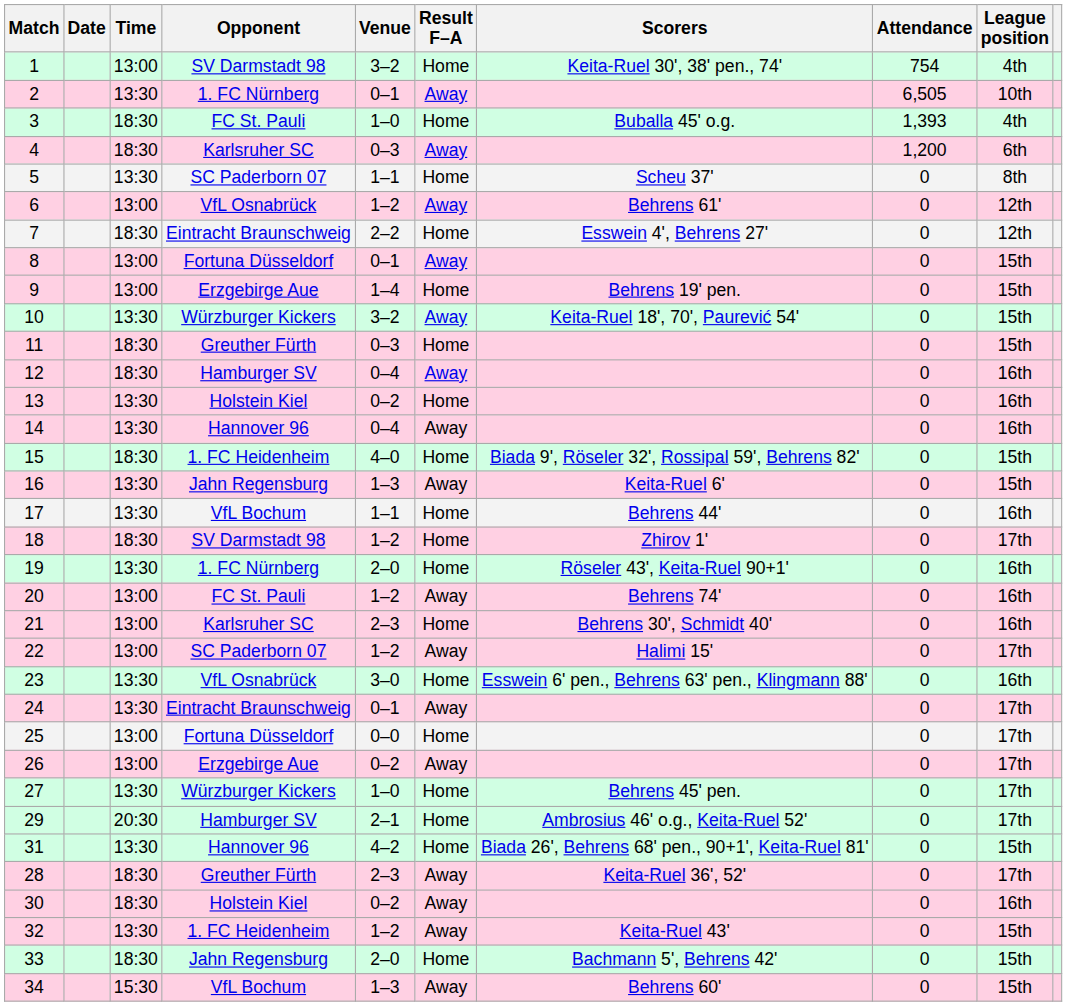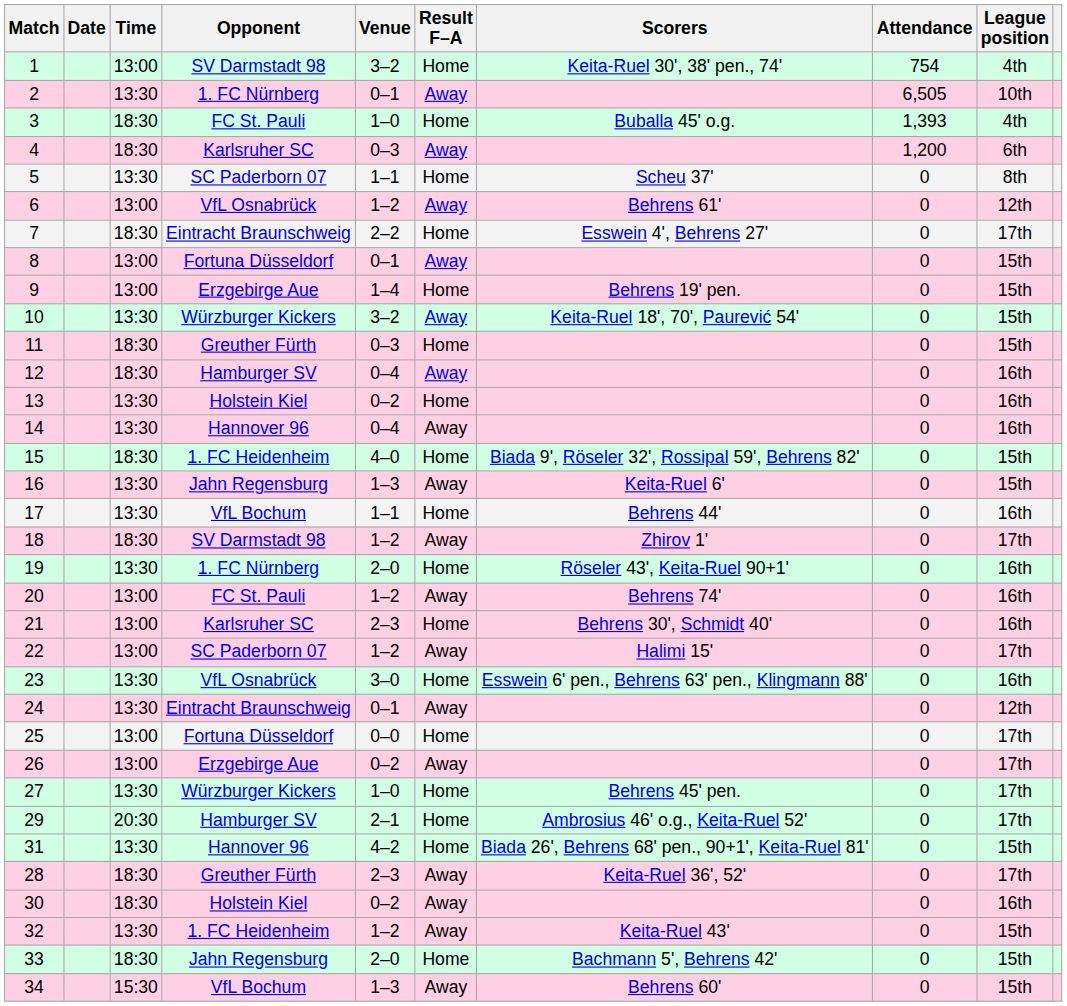(1015, 233) 12th -> (1015, 233) 17th
(446, 540) Home -> (446, 540) Away
(1015, 708) 17th -> (1015, 708) 12th
